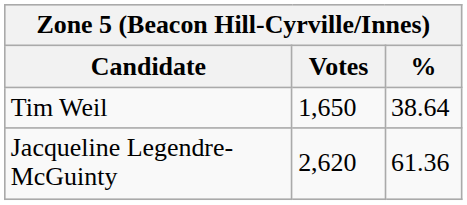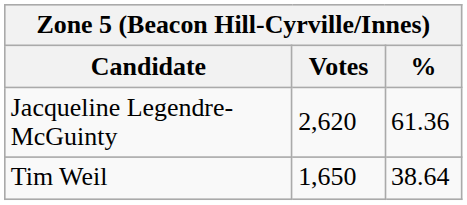rows swapped: (122, 162) <-> (59, 107)
